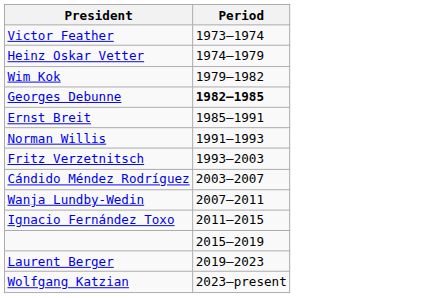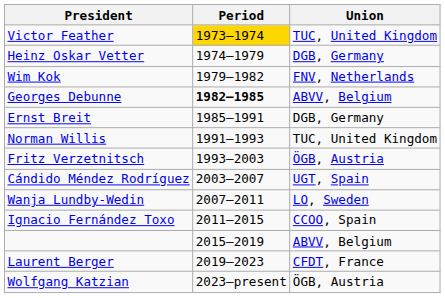+ column: (365, 15)
(230, 35) no background -> (230, 35) gold background
